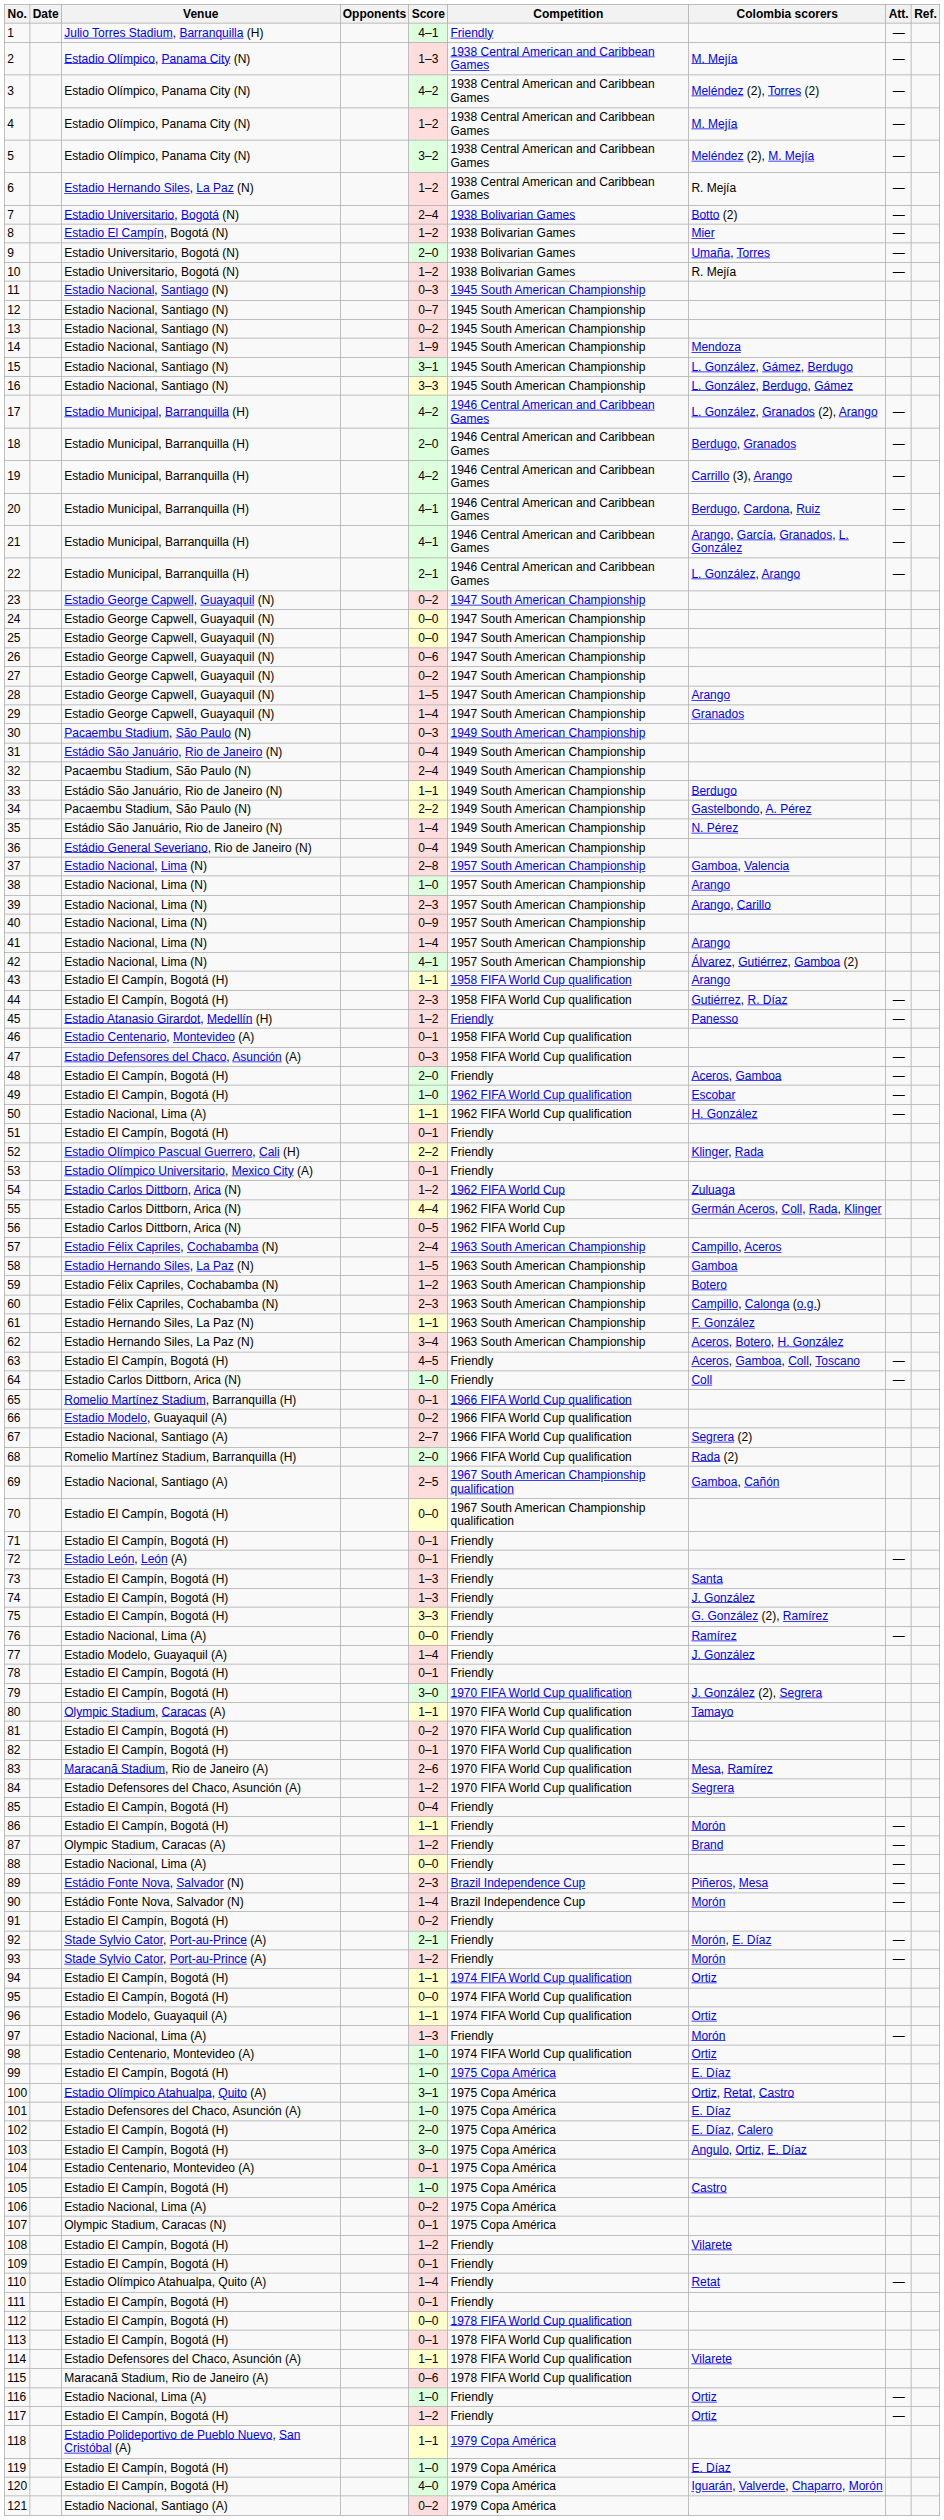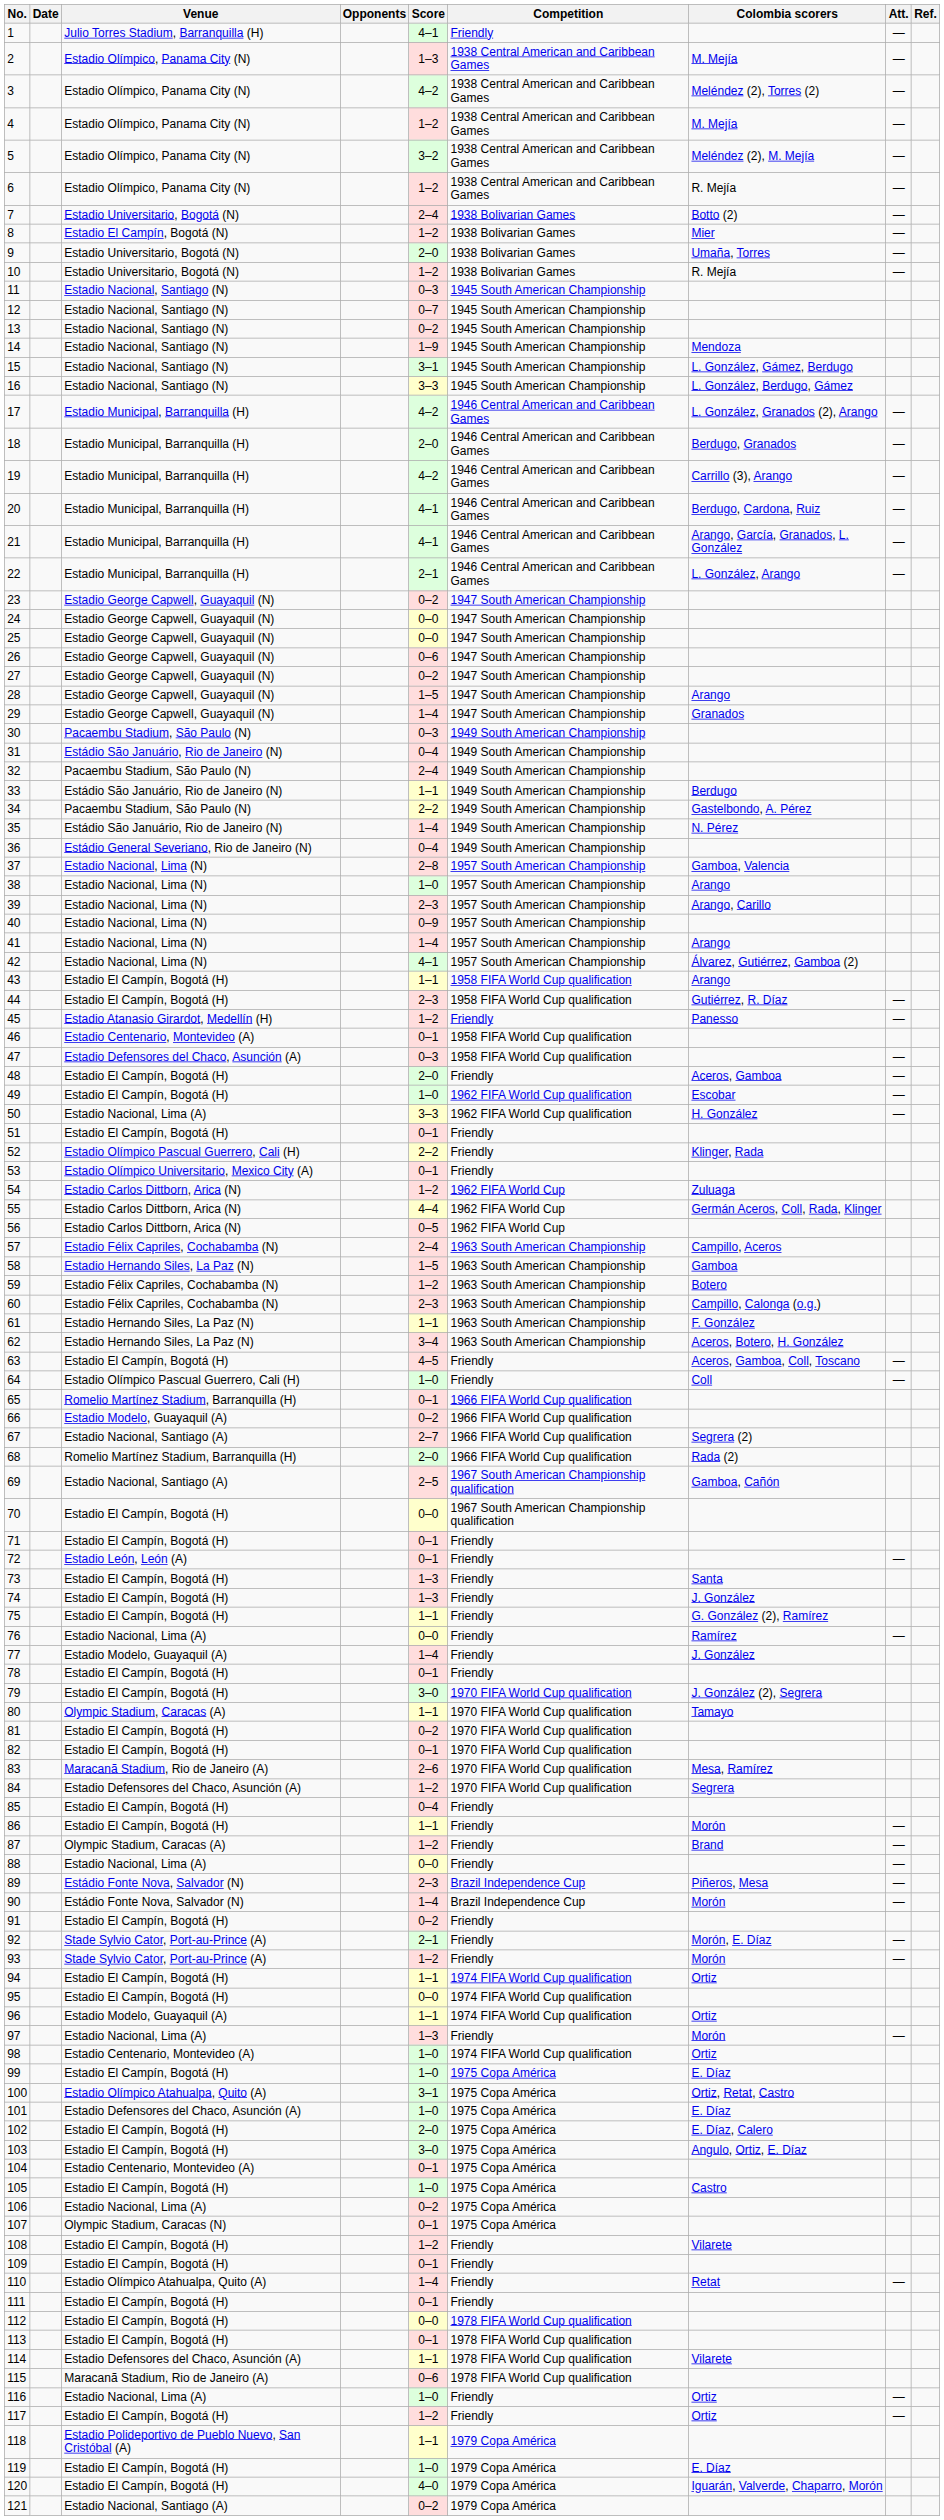(159, 188) Estadio Hernando Siles, La Paz (N) -> (157, 188) Estadio Olímpico, Panama City (N)
(428, 1114) 1–1 -> (428, 1114) 3–3
(153, 1380) Estadio Carlos Dittborn, Arica (N) -> (182, 1380) Estadio Olímpico Pascual Guerrero, Cali (H)
(428, 1616) 3–3 -> (428, 1616) 1–1
